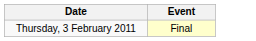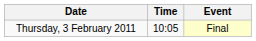+ column: (166, 12)
